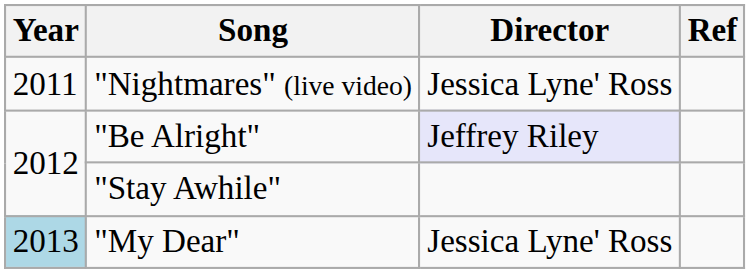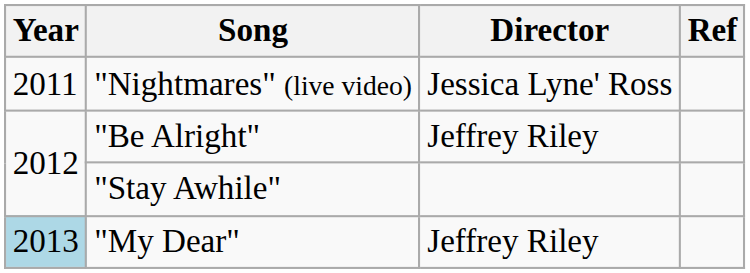(513, 135) lavender background -> (513, 135) no background
(550, 240) Jessica Lyne' Ross -> (513, 240) Jeffrey Riley
